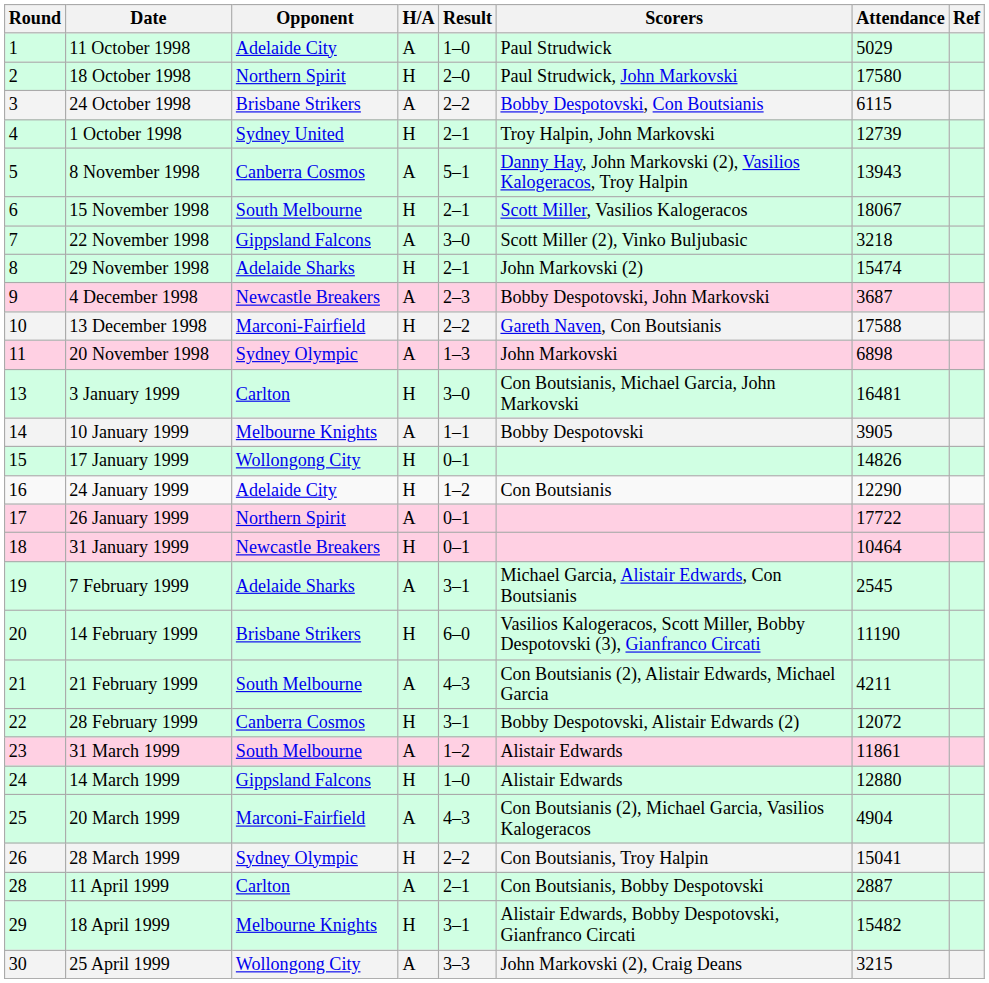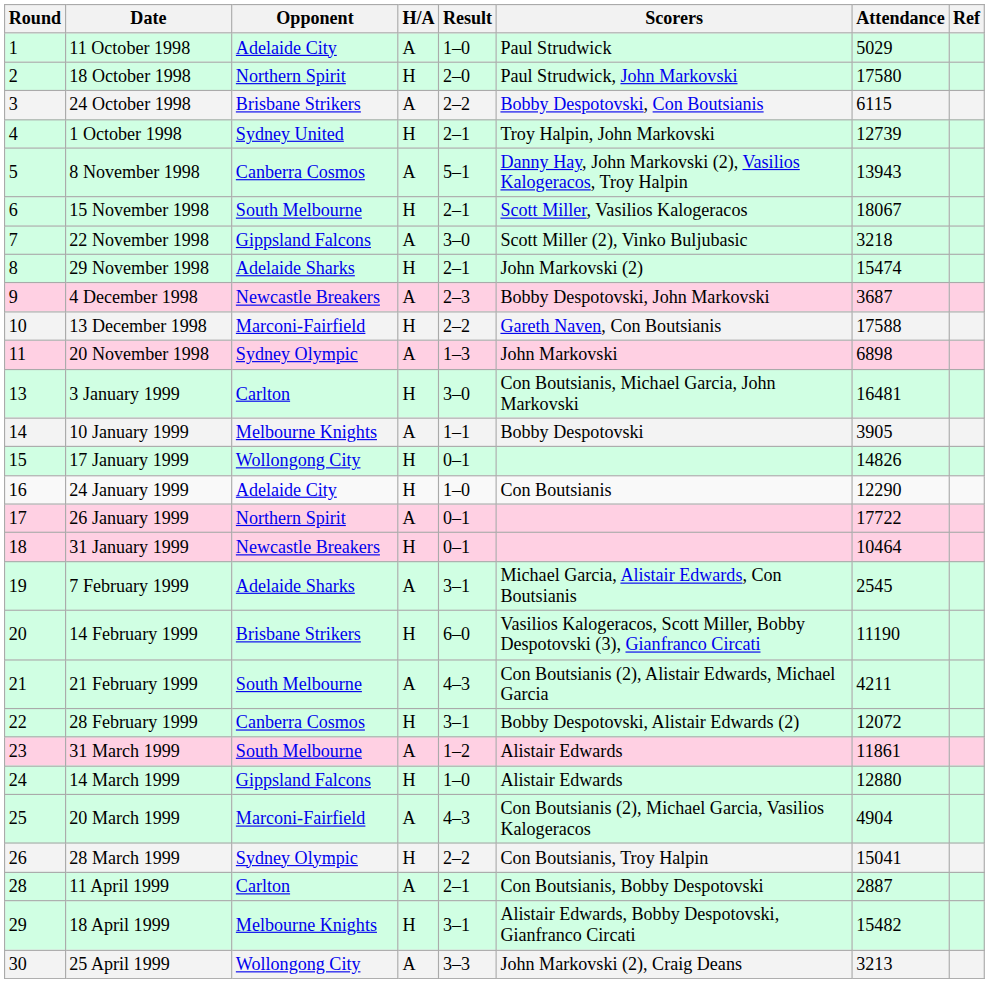(456, 489) 1–2 -> (456, 489) 1–0
(874, 964) 3215 -> (874, 964) 3213
